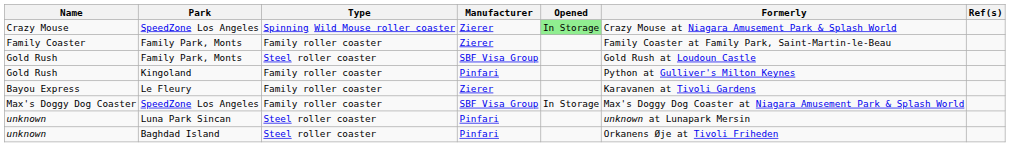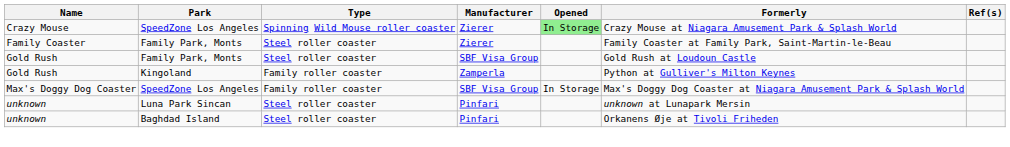(323, 42) Family roller coaster -> (320, 42) Steel roller coaster
(479, 73) Pinfari -> (482, 73) Zamperla
- row: (43, 88)
